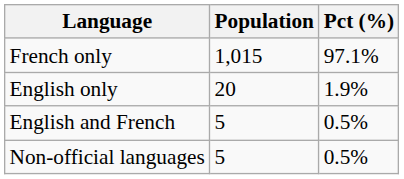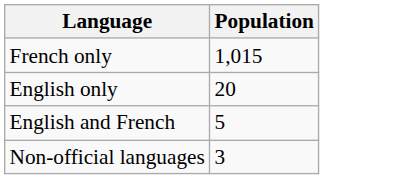- column: (359, 21)
(220, 156) 5 -> (220, 156) 3
